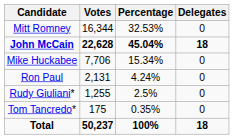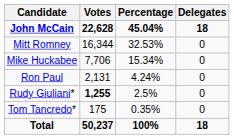rows swapped: (42, 45) <-> (42, 28)
(98, 93) normal -> (98, 93) bold
